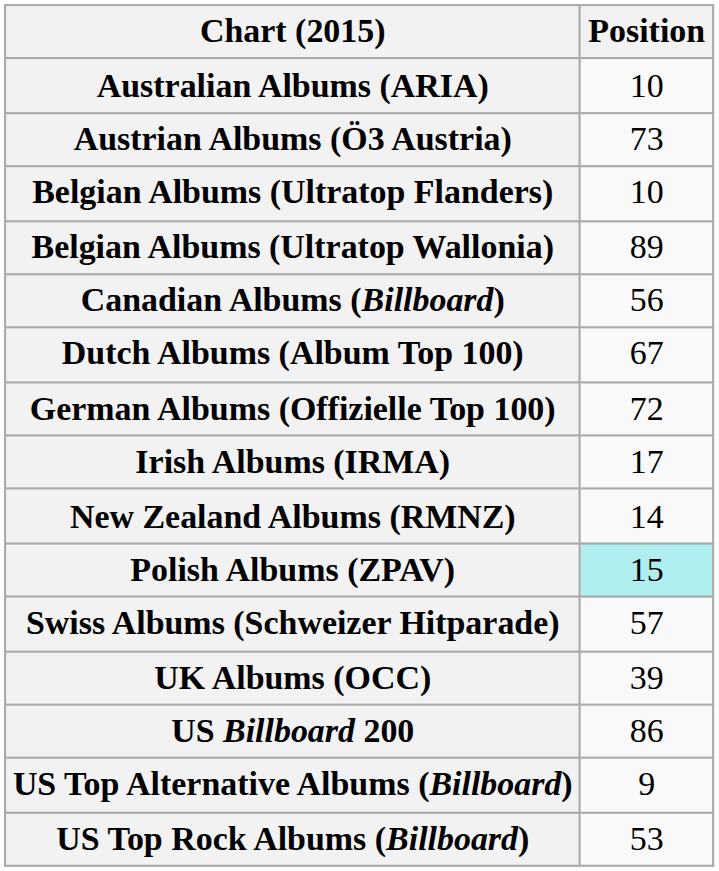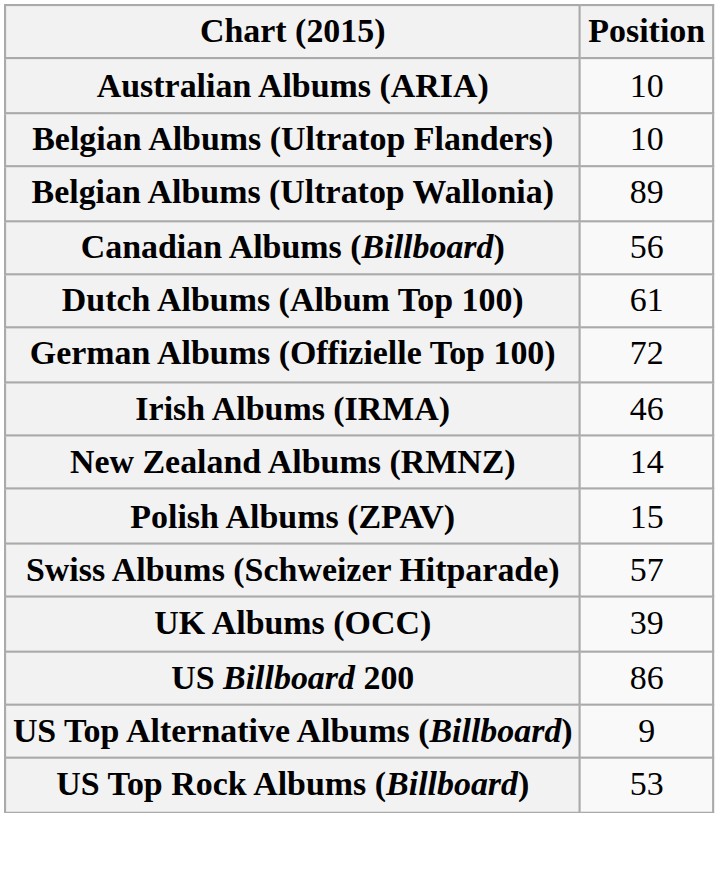- row: (293, 138)
(647, 354) 67 -> (647, 300) 61
(647, 461) 17 -> (647, 407) 46
(647, 569) paleturquoise background -> (647, 515) no background
